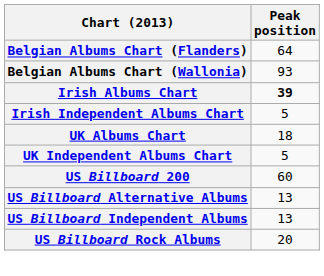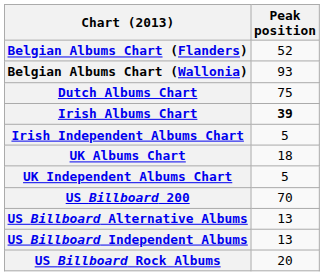(285, 51) 64 -> (285, 51) 52
+ row: (128, 93)
(285, 177) 60 -> (285, 198) 70
